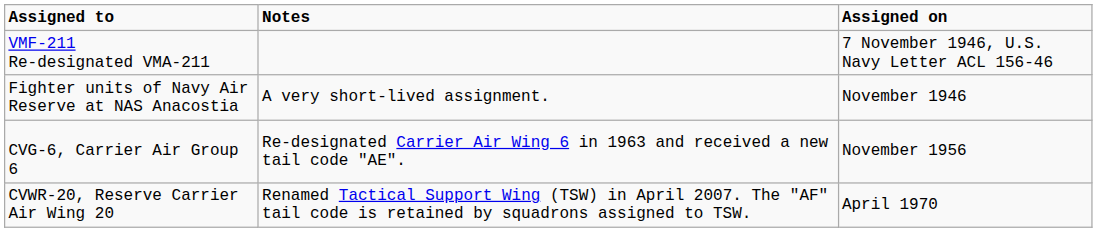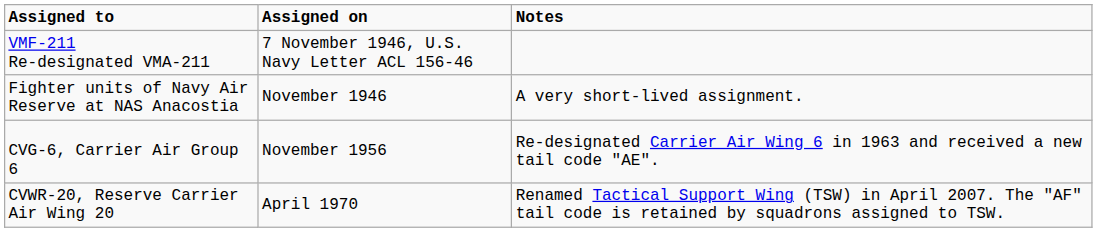columns swapped: (895, 18) <-> (286, 18)
